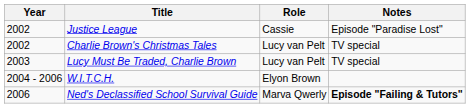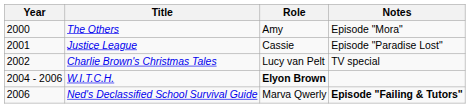+ row: (93, 29)
(18, 29) 2002 -> (18, 45) 2001
- row: (152, 62)
(291, 78) normal -> (294, 78) bold
